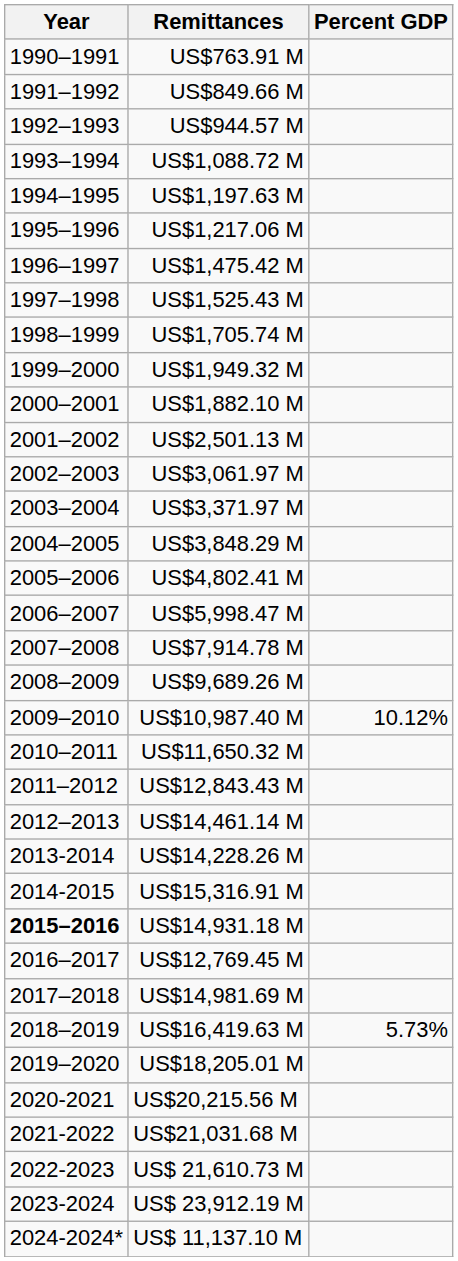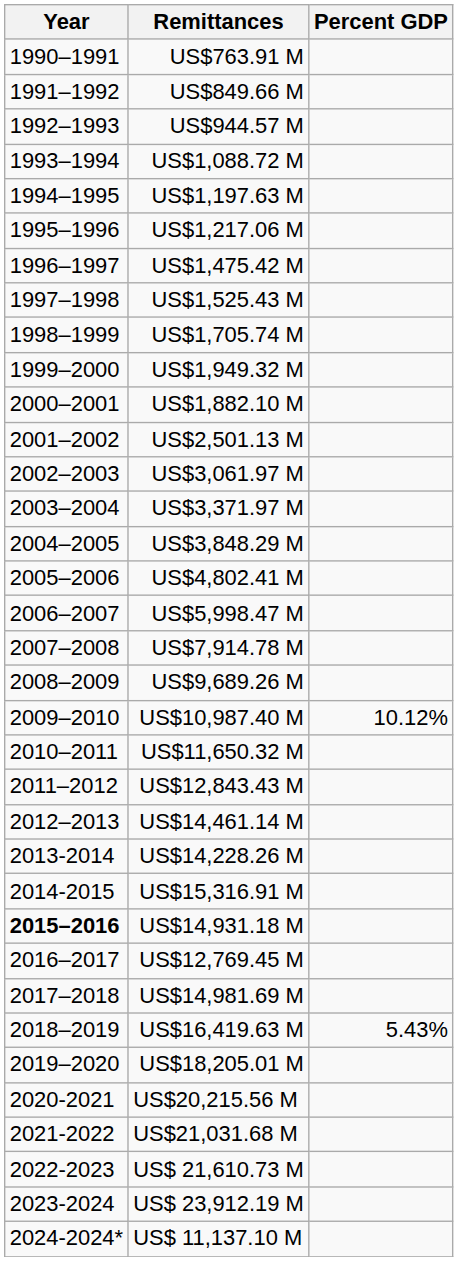(417, 1030) 5.73% -> (417, 1030) 5.43%
